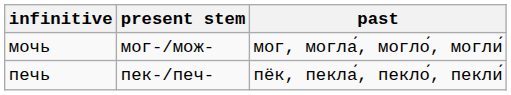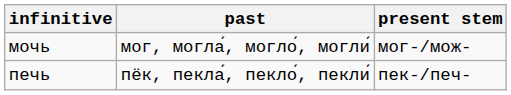columns swapped: (183, 19) <-> (378, 19)
